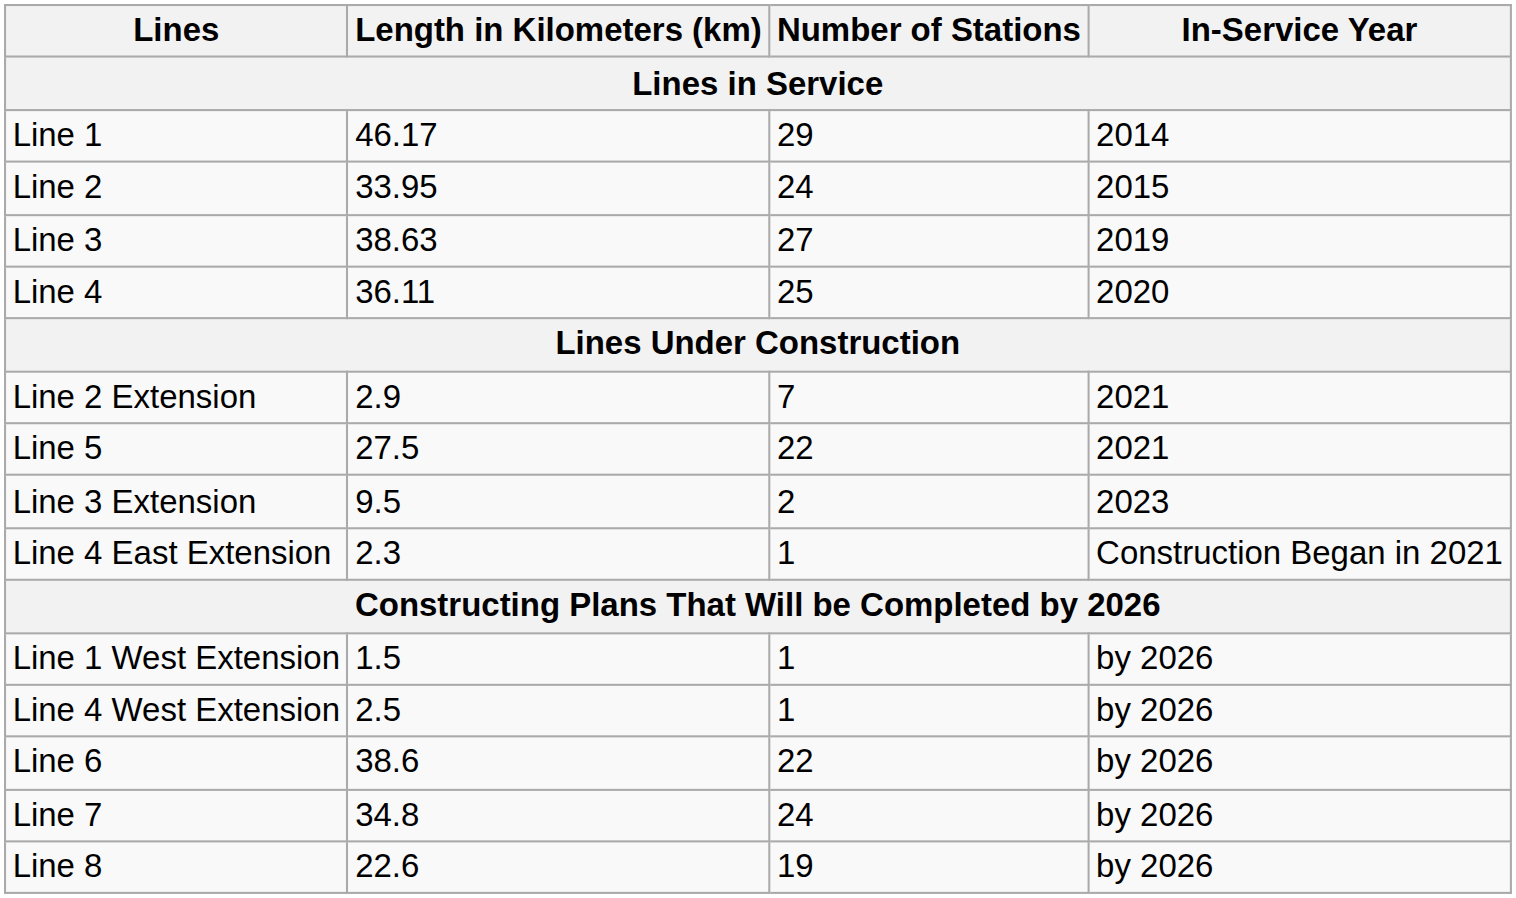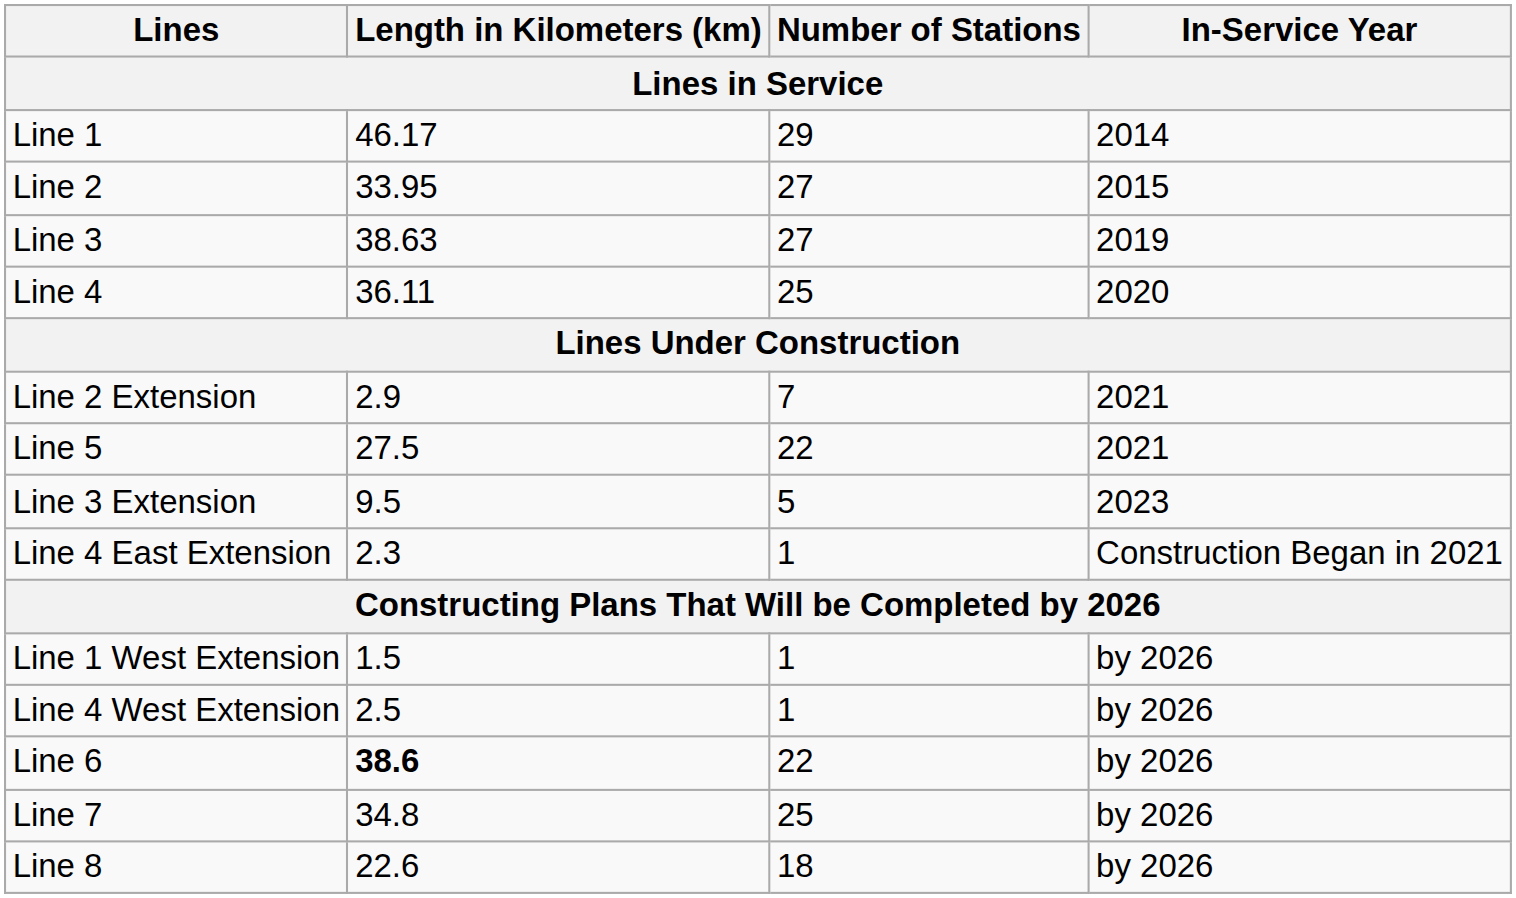(795, 187) 24 -> (795, 187) 27
(786, 501) 2 -> (786, 501) 5
(387, 762) normal -> (387, 762) bold
(795, 814) 24 -> (795, 814) 25
(795, 866) 19 -> (795, 866) 18
